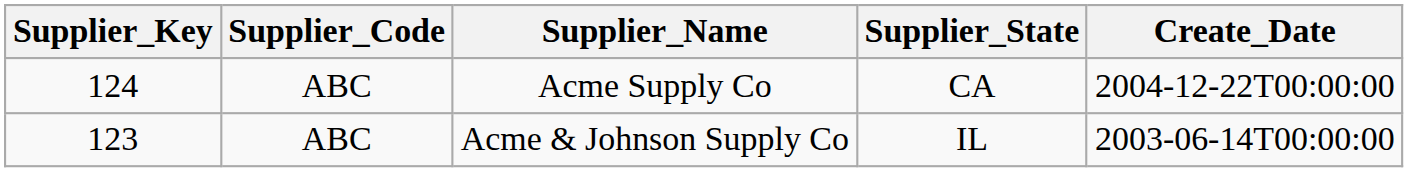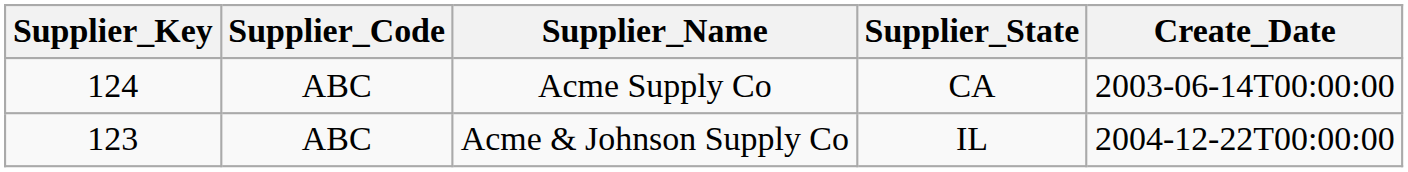(1245, 85) 2004-12-22T00:00:00 -> (1245, 85) 2003-06-14T00:00:00
(1245, 138) 2003-06-14T00:00:00 -> (1245, 138) 2004-12-22T00:00:00
